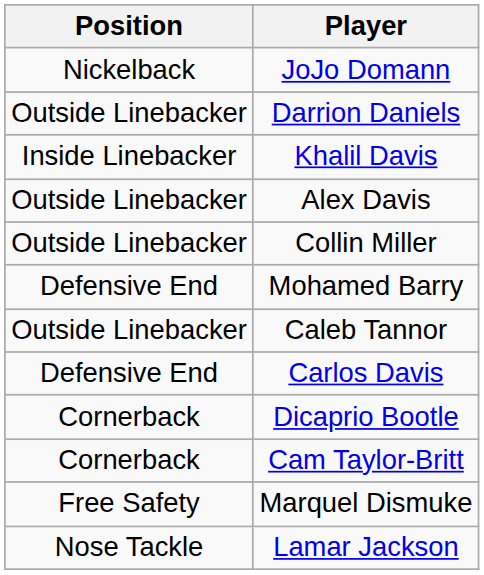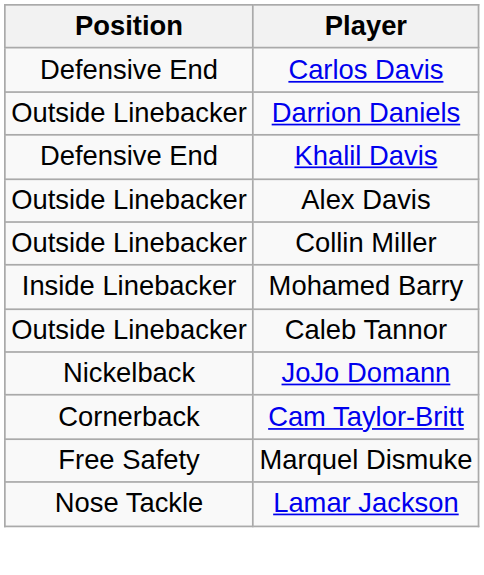rows swapped: (366, 373) <-> (366, 69)
(129, 156) Inside Linebacker -> (129, 156) Defensive End
(129, 286) Defensive End -> (129, 286) Inside Linebacker
- row: (366, 416)
